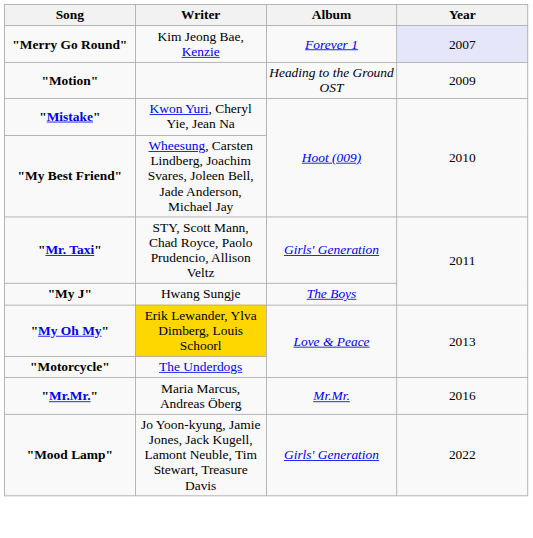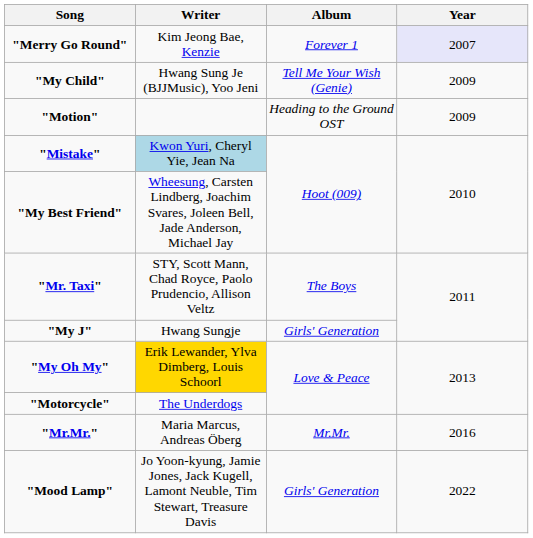+ row: (70, 80)
(201, 116) no background -> (201, 153) lightblue background
(331, 250) Girls' Generation -> (331, 286) The Boys
(331, 294) The Boys -> (331, 330) Girls' Generation
